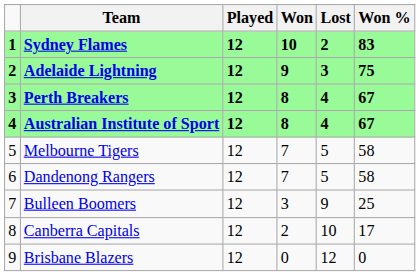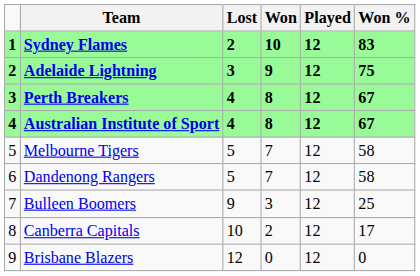columns swapped: (250, 17) <-> (336, 17)
